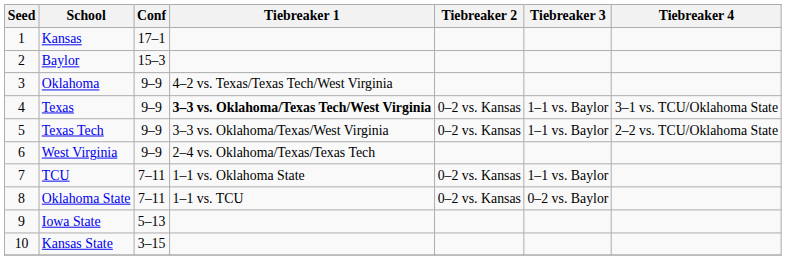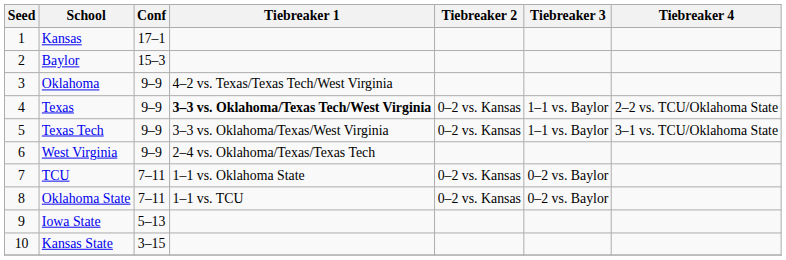(696, 107) 3–1 vs. TCU/Oklahoma State -> (696, 107) 2–2 vs. TCU/Oklahoma State
(696, 130) 2–2 vs. TCU/Oklahoma State -> (696, 130) 3–1 vs. TCU/Oklahoma State
(568, 175) 1–1 vs. Baylor -> (568, 175) 0–2 vs. Baylor
